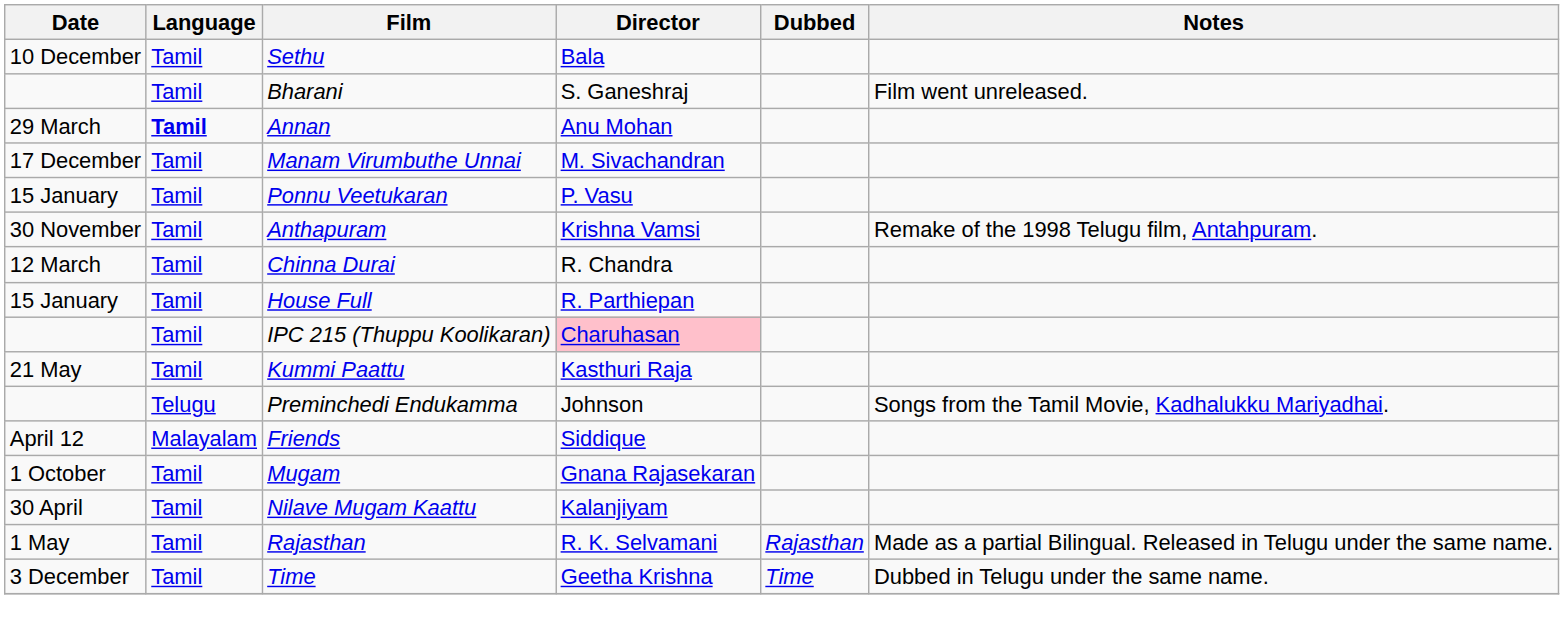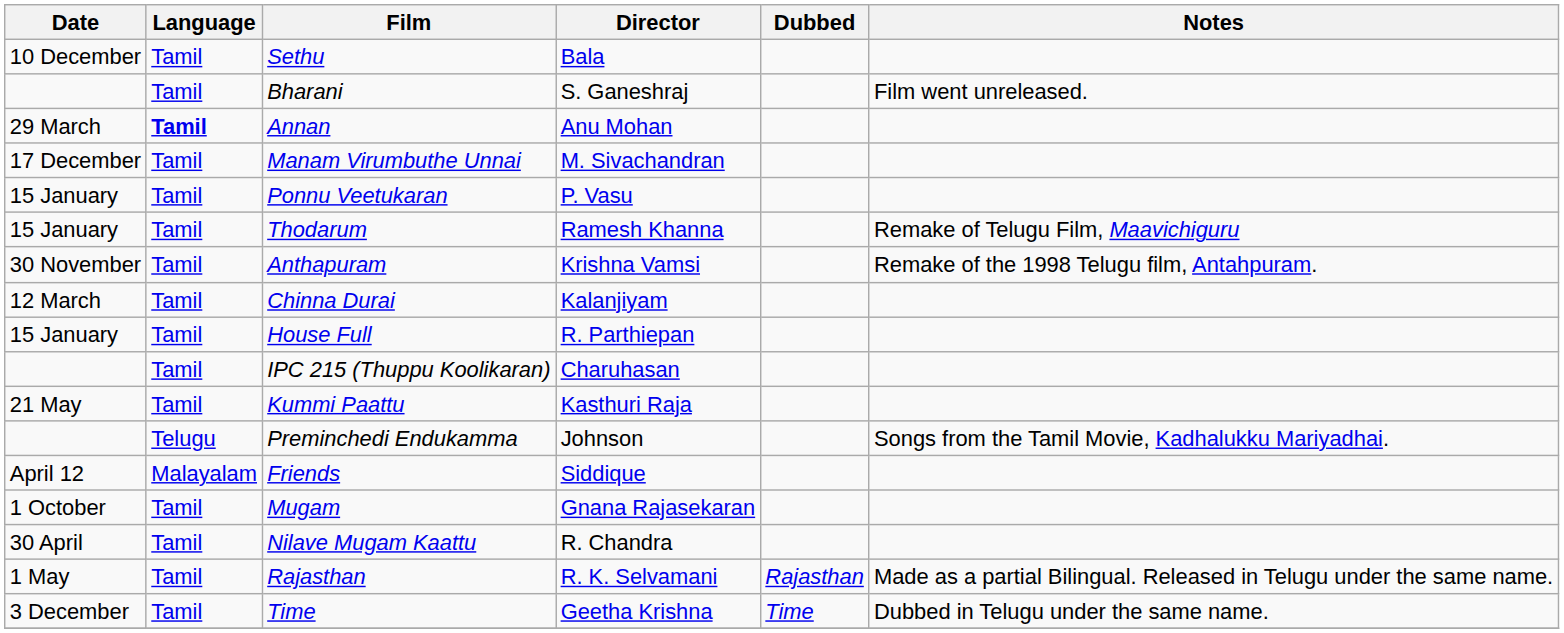+ row: (317, 230)
(617, 265) R. Chandra -> (614, 299) Kalanjiyam
(620, 334) pink background -> (620, 369) no background
(614, 507) Kalanjiyam -> (617, 542) R. Chandra
